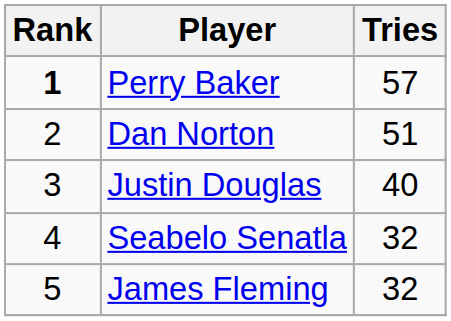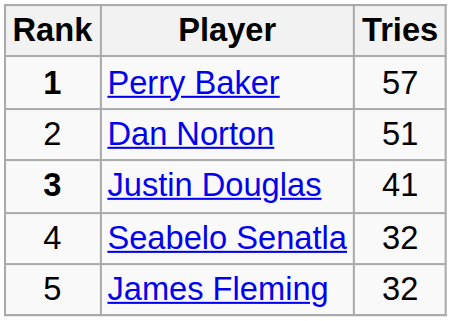(52, 185) normal -> (52, 185) bold
(400, 185) 40 -> (400, 185) 41
